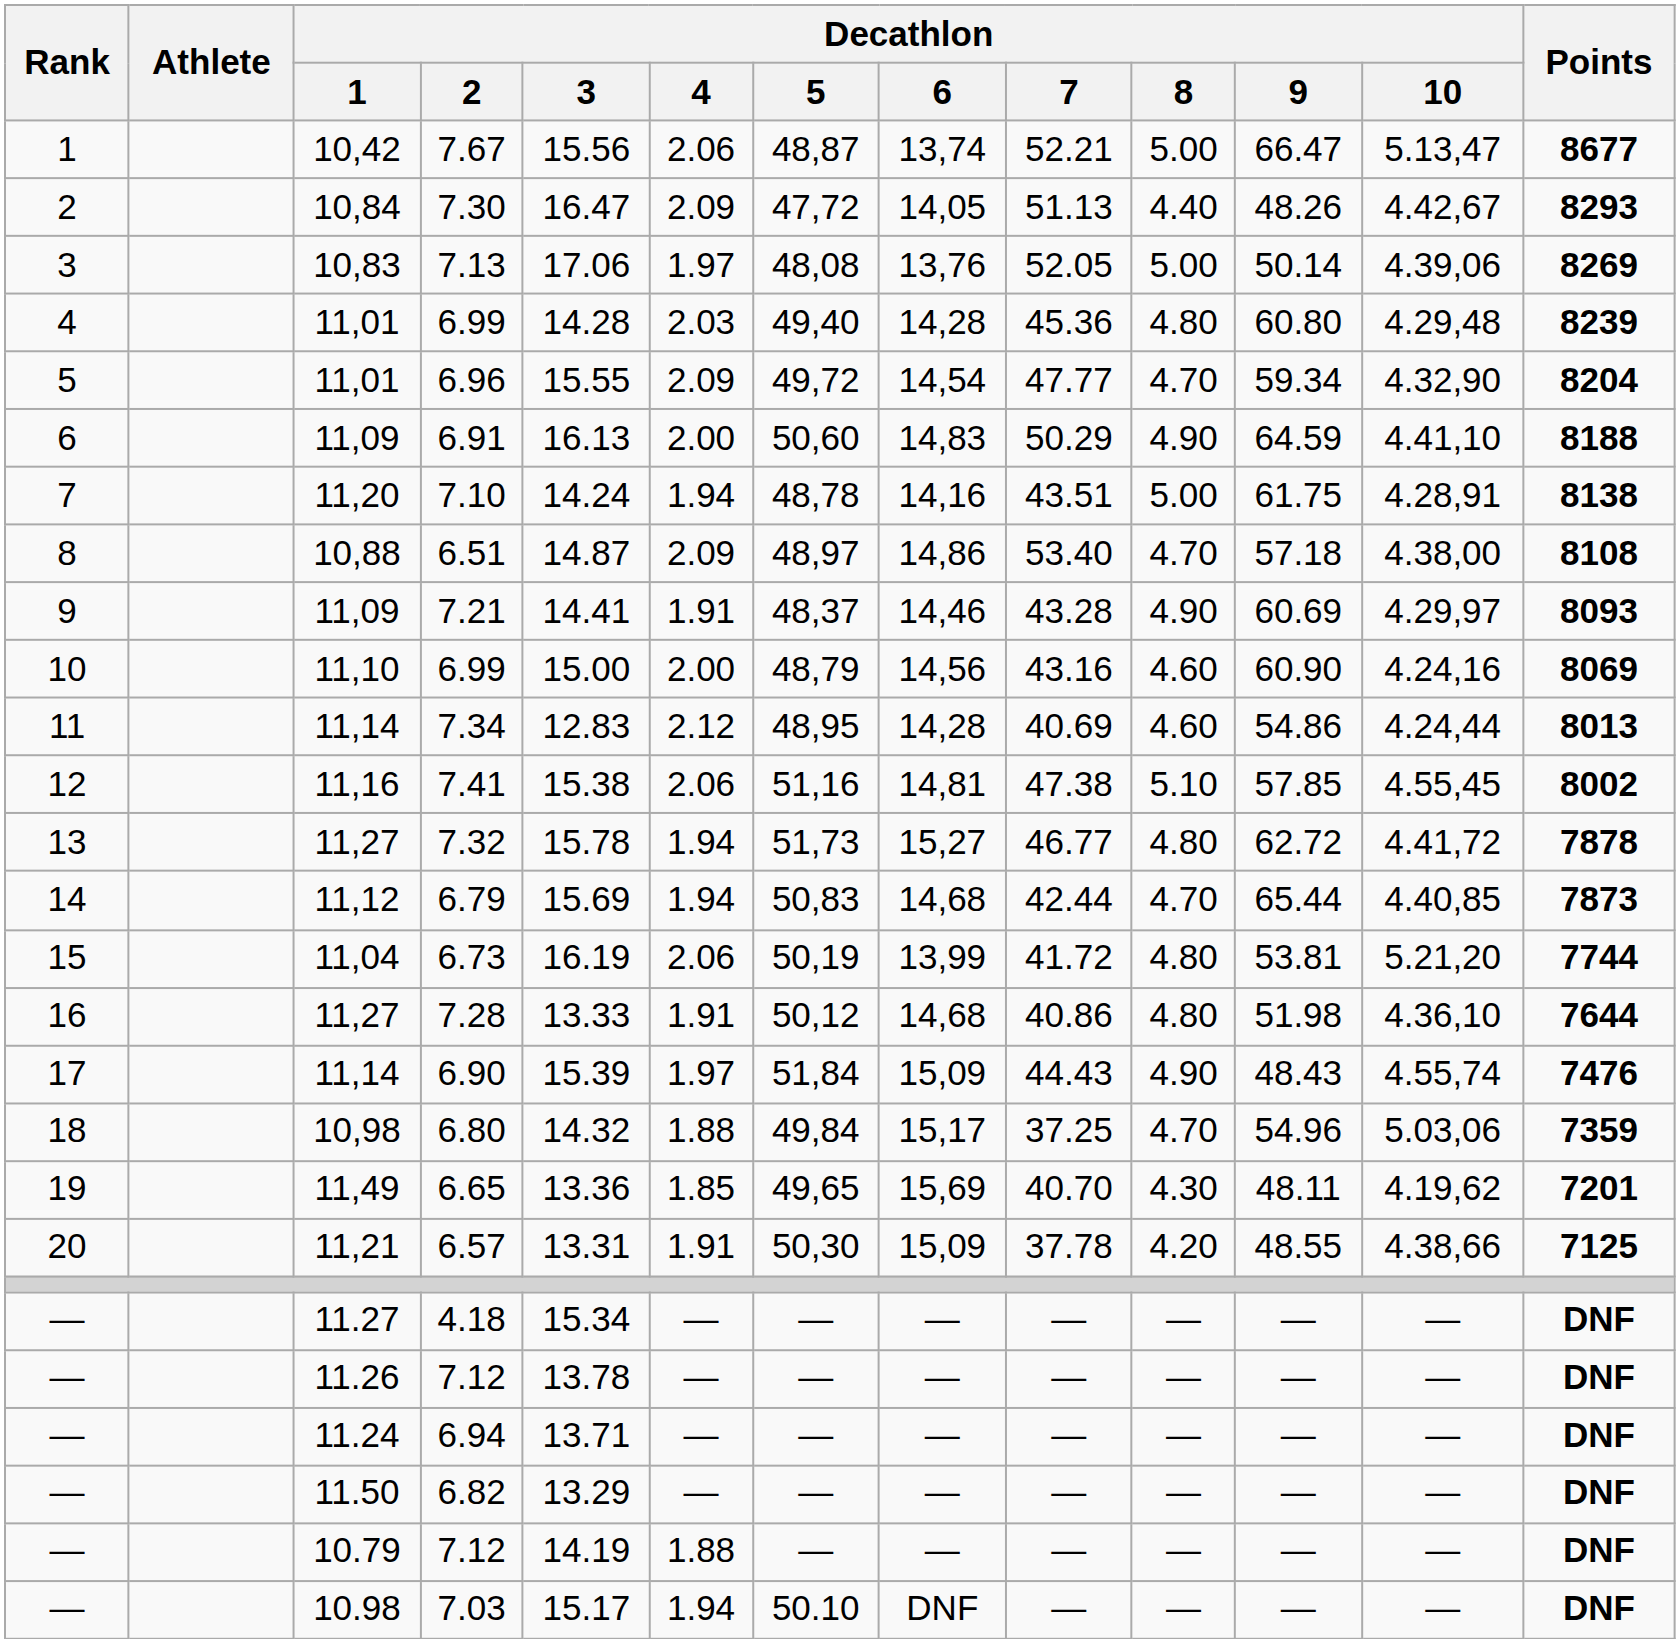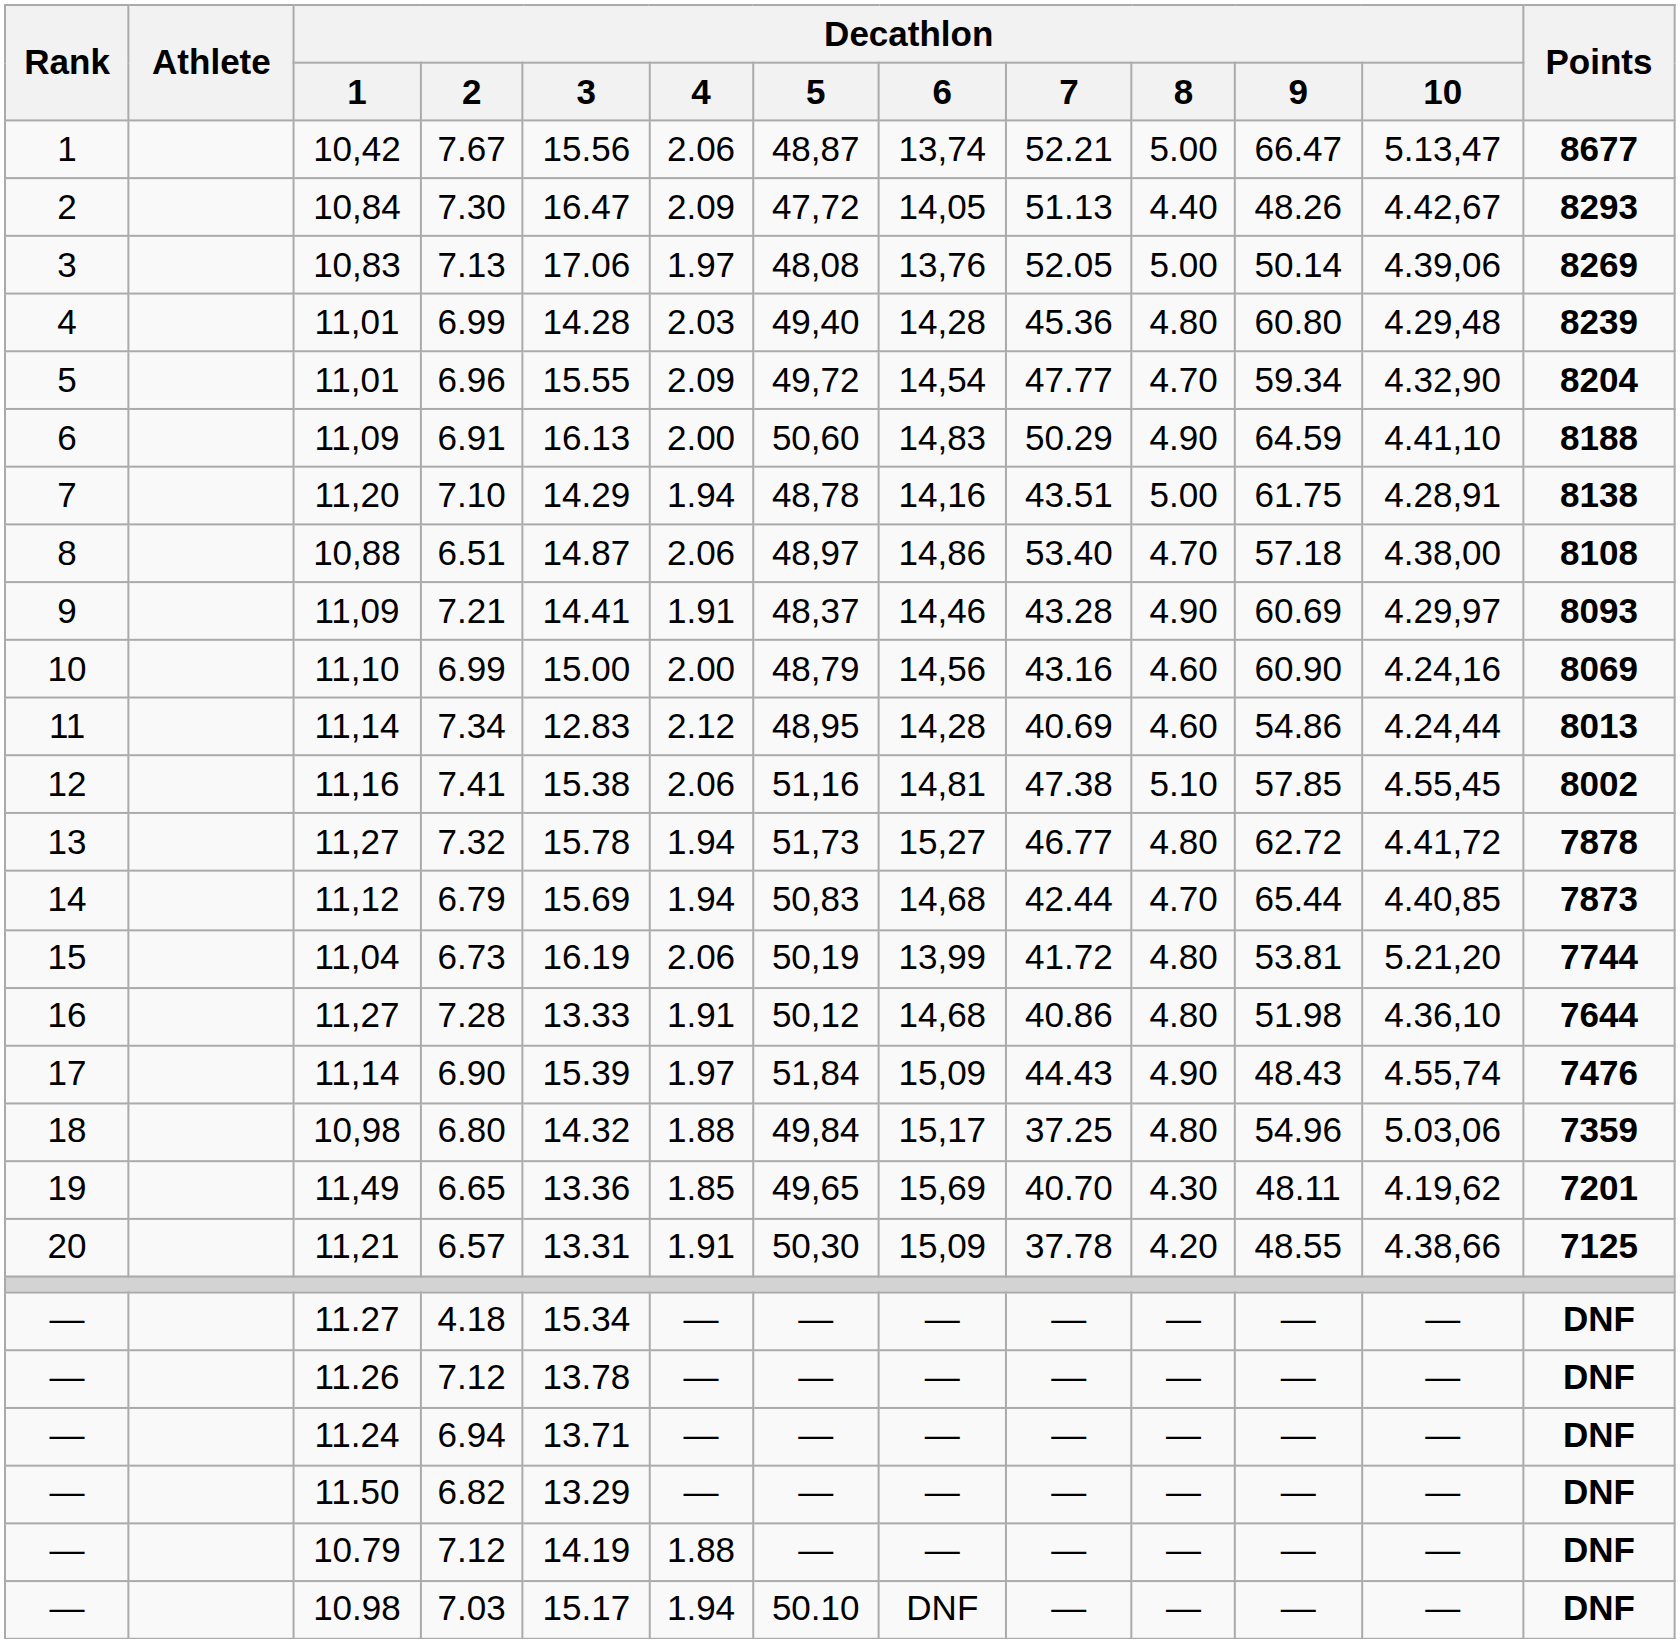(586, 495) 14.24 -> (586, 495) 14.29
(701, 552) 2.09 -> (701, 552) 2.06
(1184, 1130) 4.70 -> (1184, 1130) 4.80
